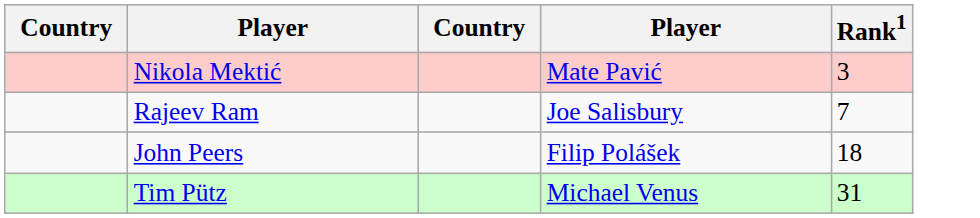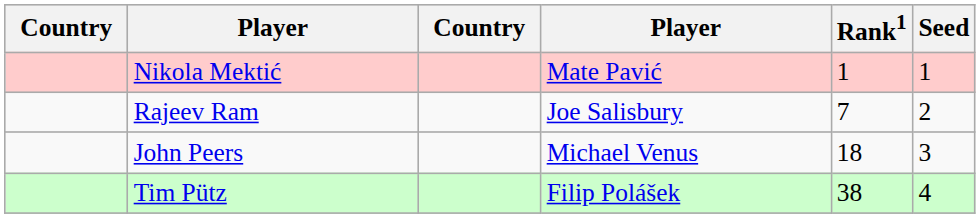+ column: (944, 28)
(843, 71) 3 -> (843, 71) 1
(613, 152) Filip Polášek -> (622, 152) Michael Venus
(622, 192) Michael Venus -> (613, 192) Filip Polášek
(849, 192) 31 -> (849, 192) 38
